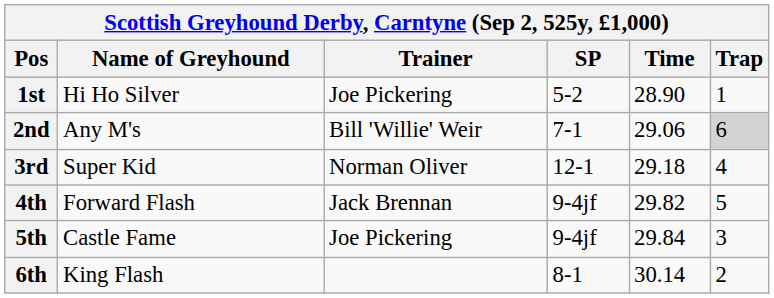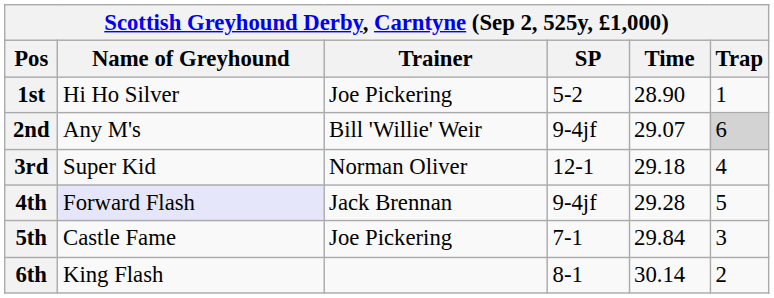(568, 130) 7-1 -> (575, 130) 9-4jf
(660, 130) 29.06 -> (660, 130) 29.07
(129, 202) no background -> (129, 202) lavender background
(660, 202) 29.82 -> (660, 202) 29.28
(575, 238) 9-4jf -> (568, 238) 7-1
